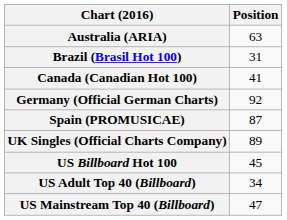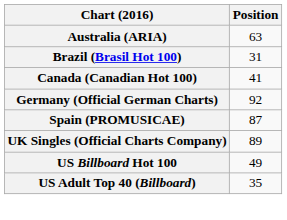(256, 162) 45 -> (256, 162) 49
(256, 183) 34 -> (256, 183) 35
- row: (117, 204)
